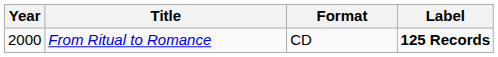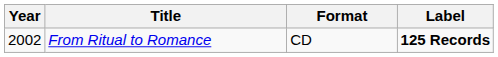(25, 40) 2000 -> (25, 40) 2002
